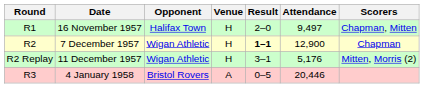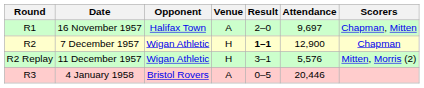(228, 28) H -> (228, 28) A
(310, 28) 9,497 -> (310, 28) 9,697
(310, 59) 5,176 -> (310, 59) 5,576
